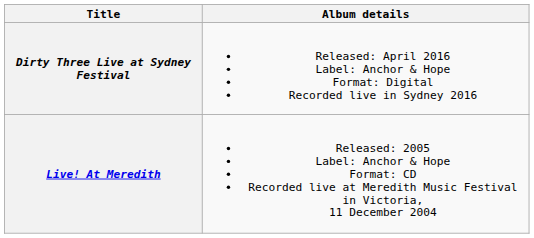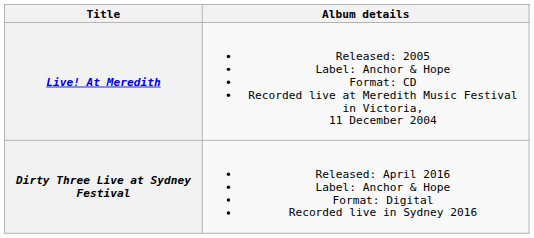rows swapped: (103, 174) <-> (103, 69)
